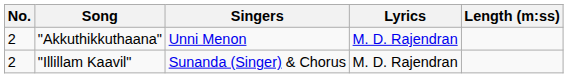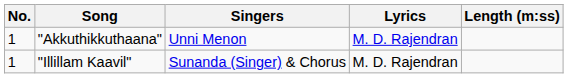(12, 39) 2 -> (12, 39) 1
(12, 62) 2 -> (12, 62) 1
